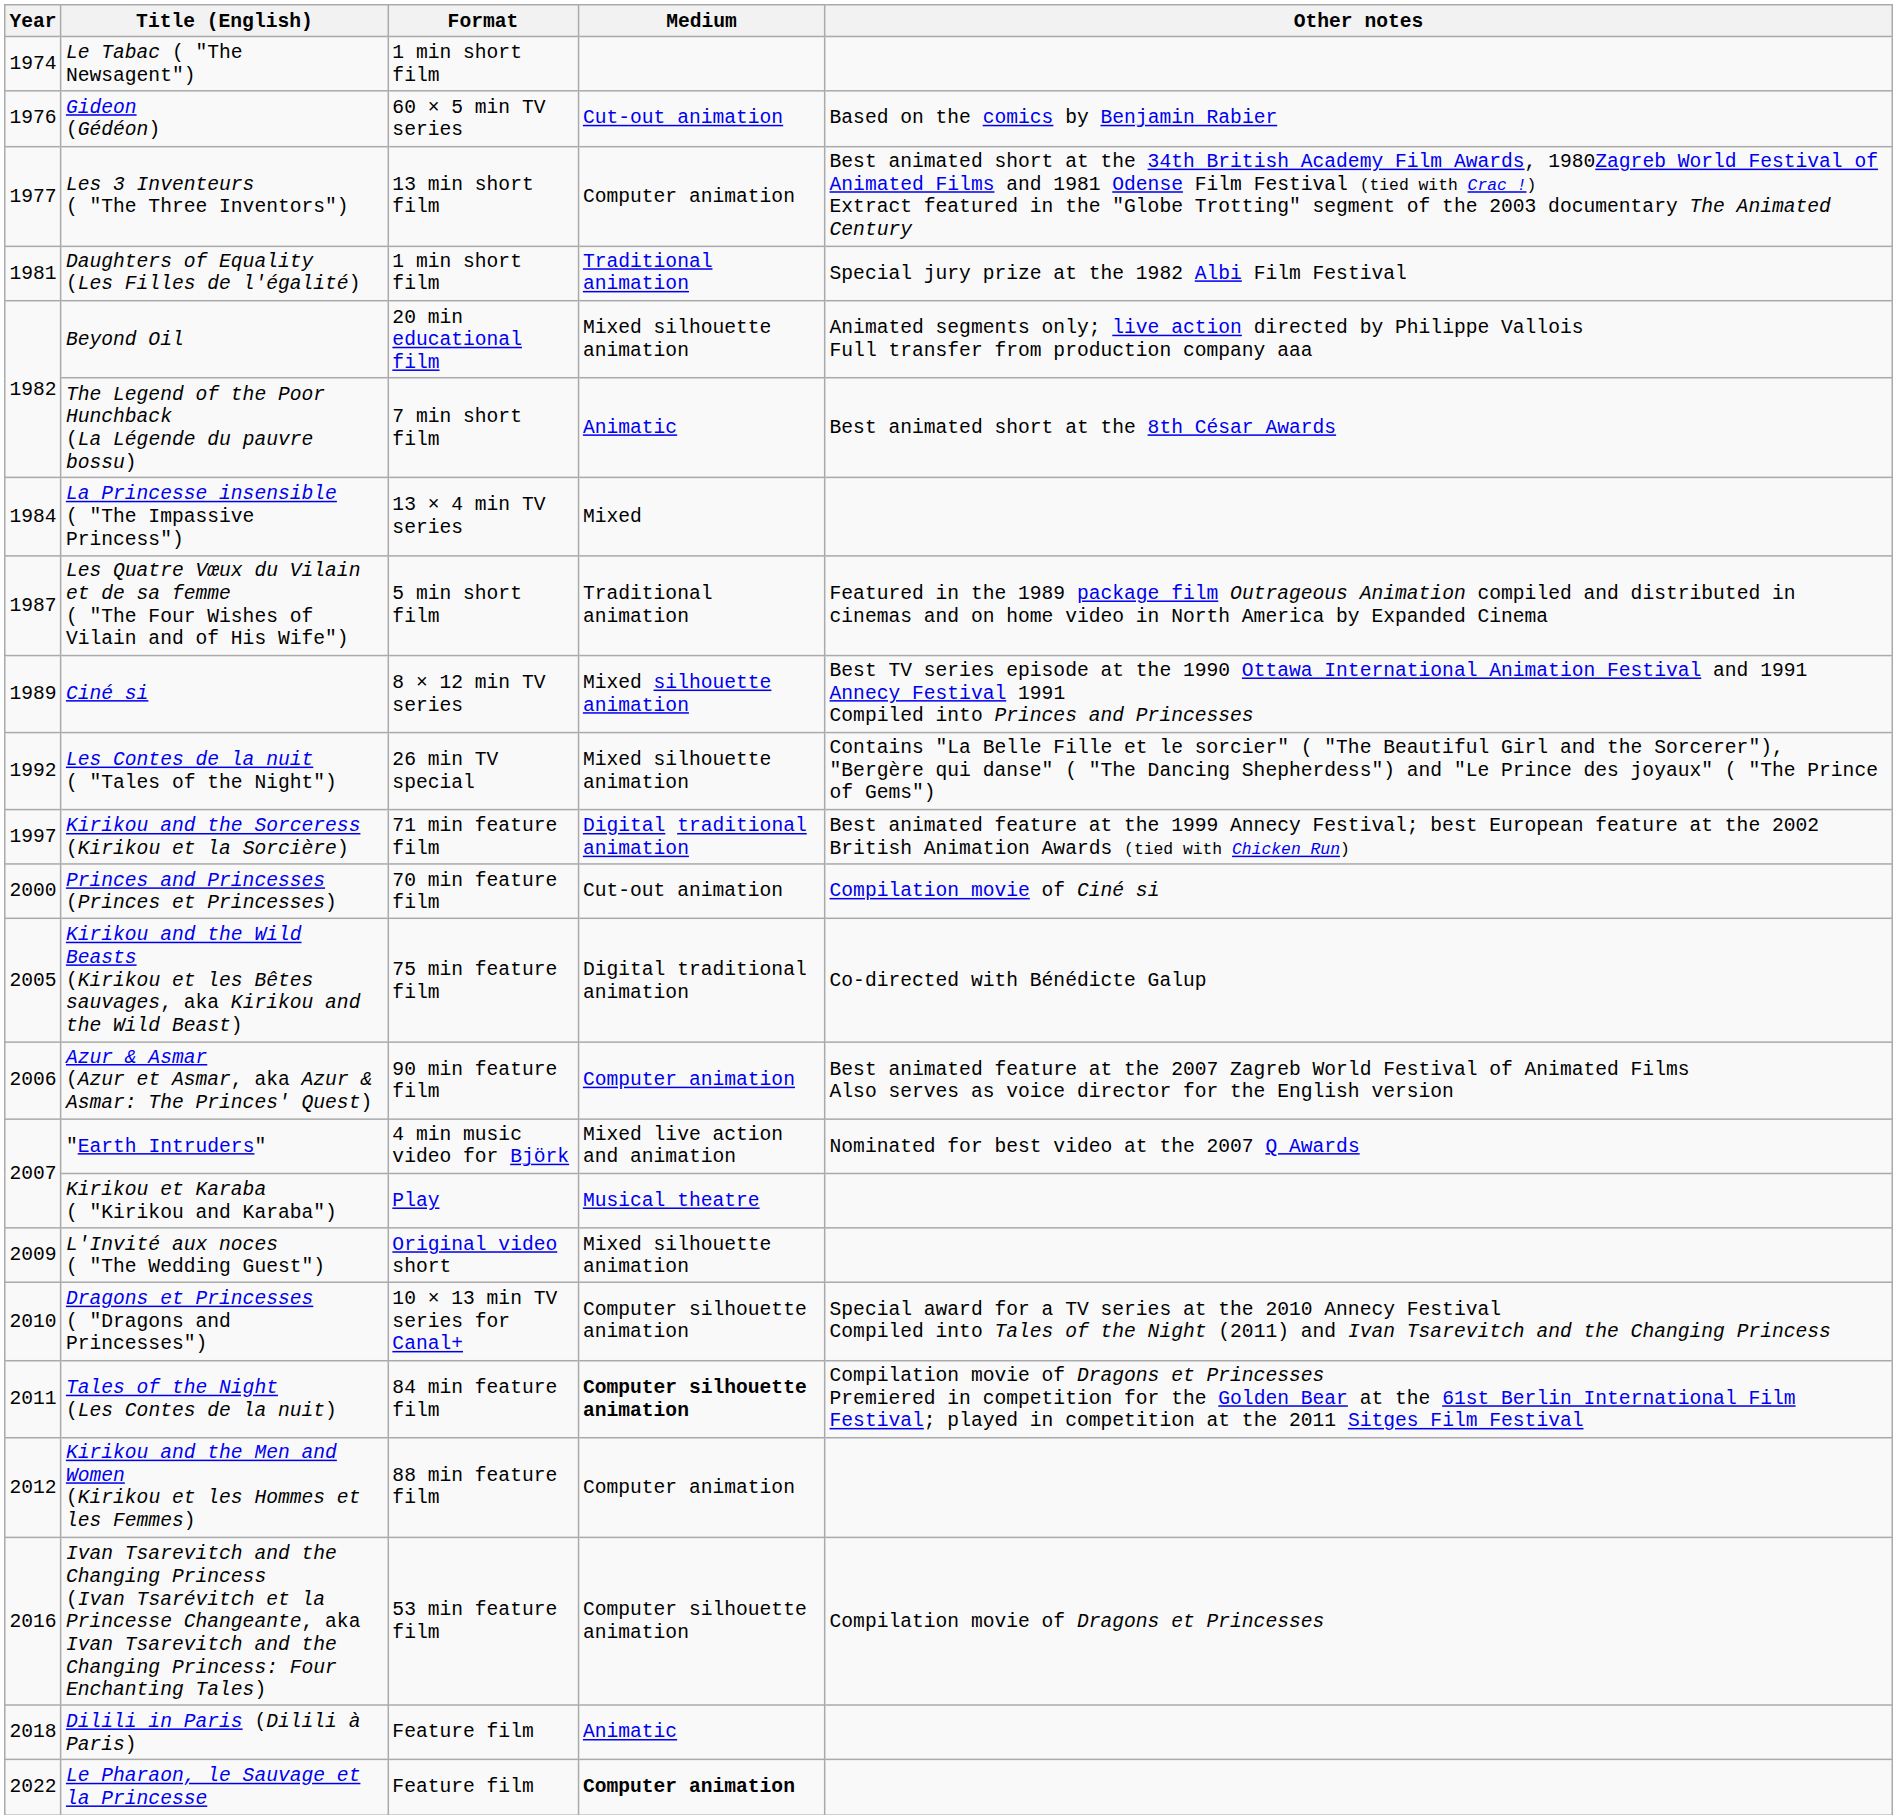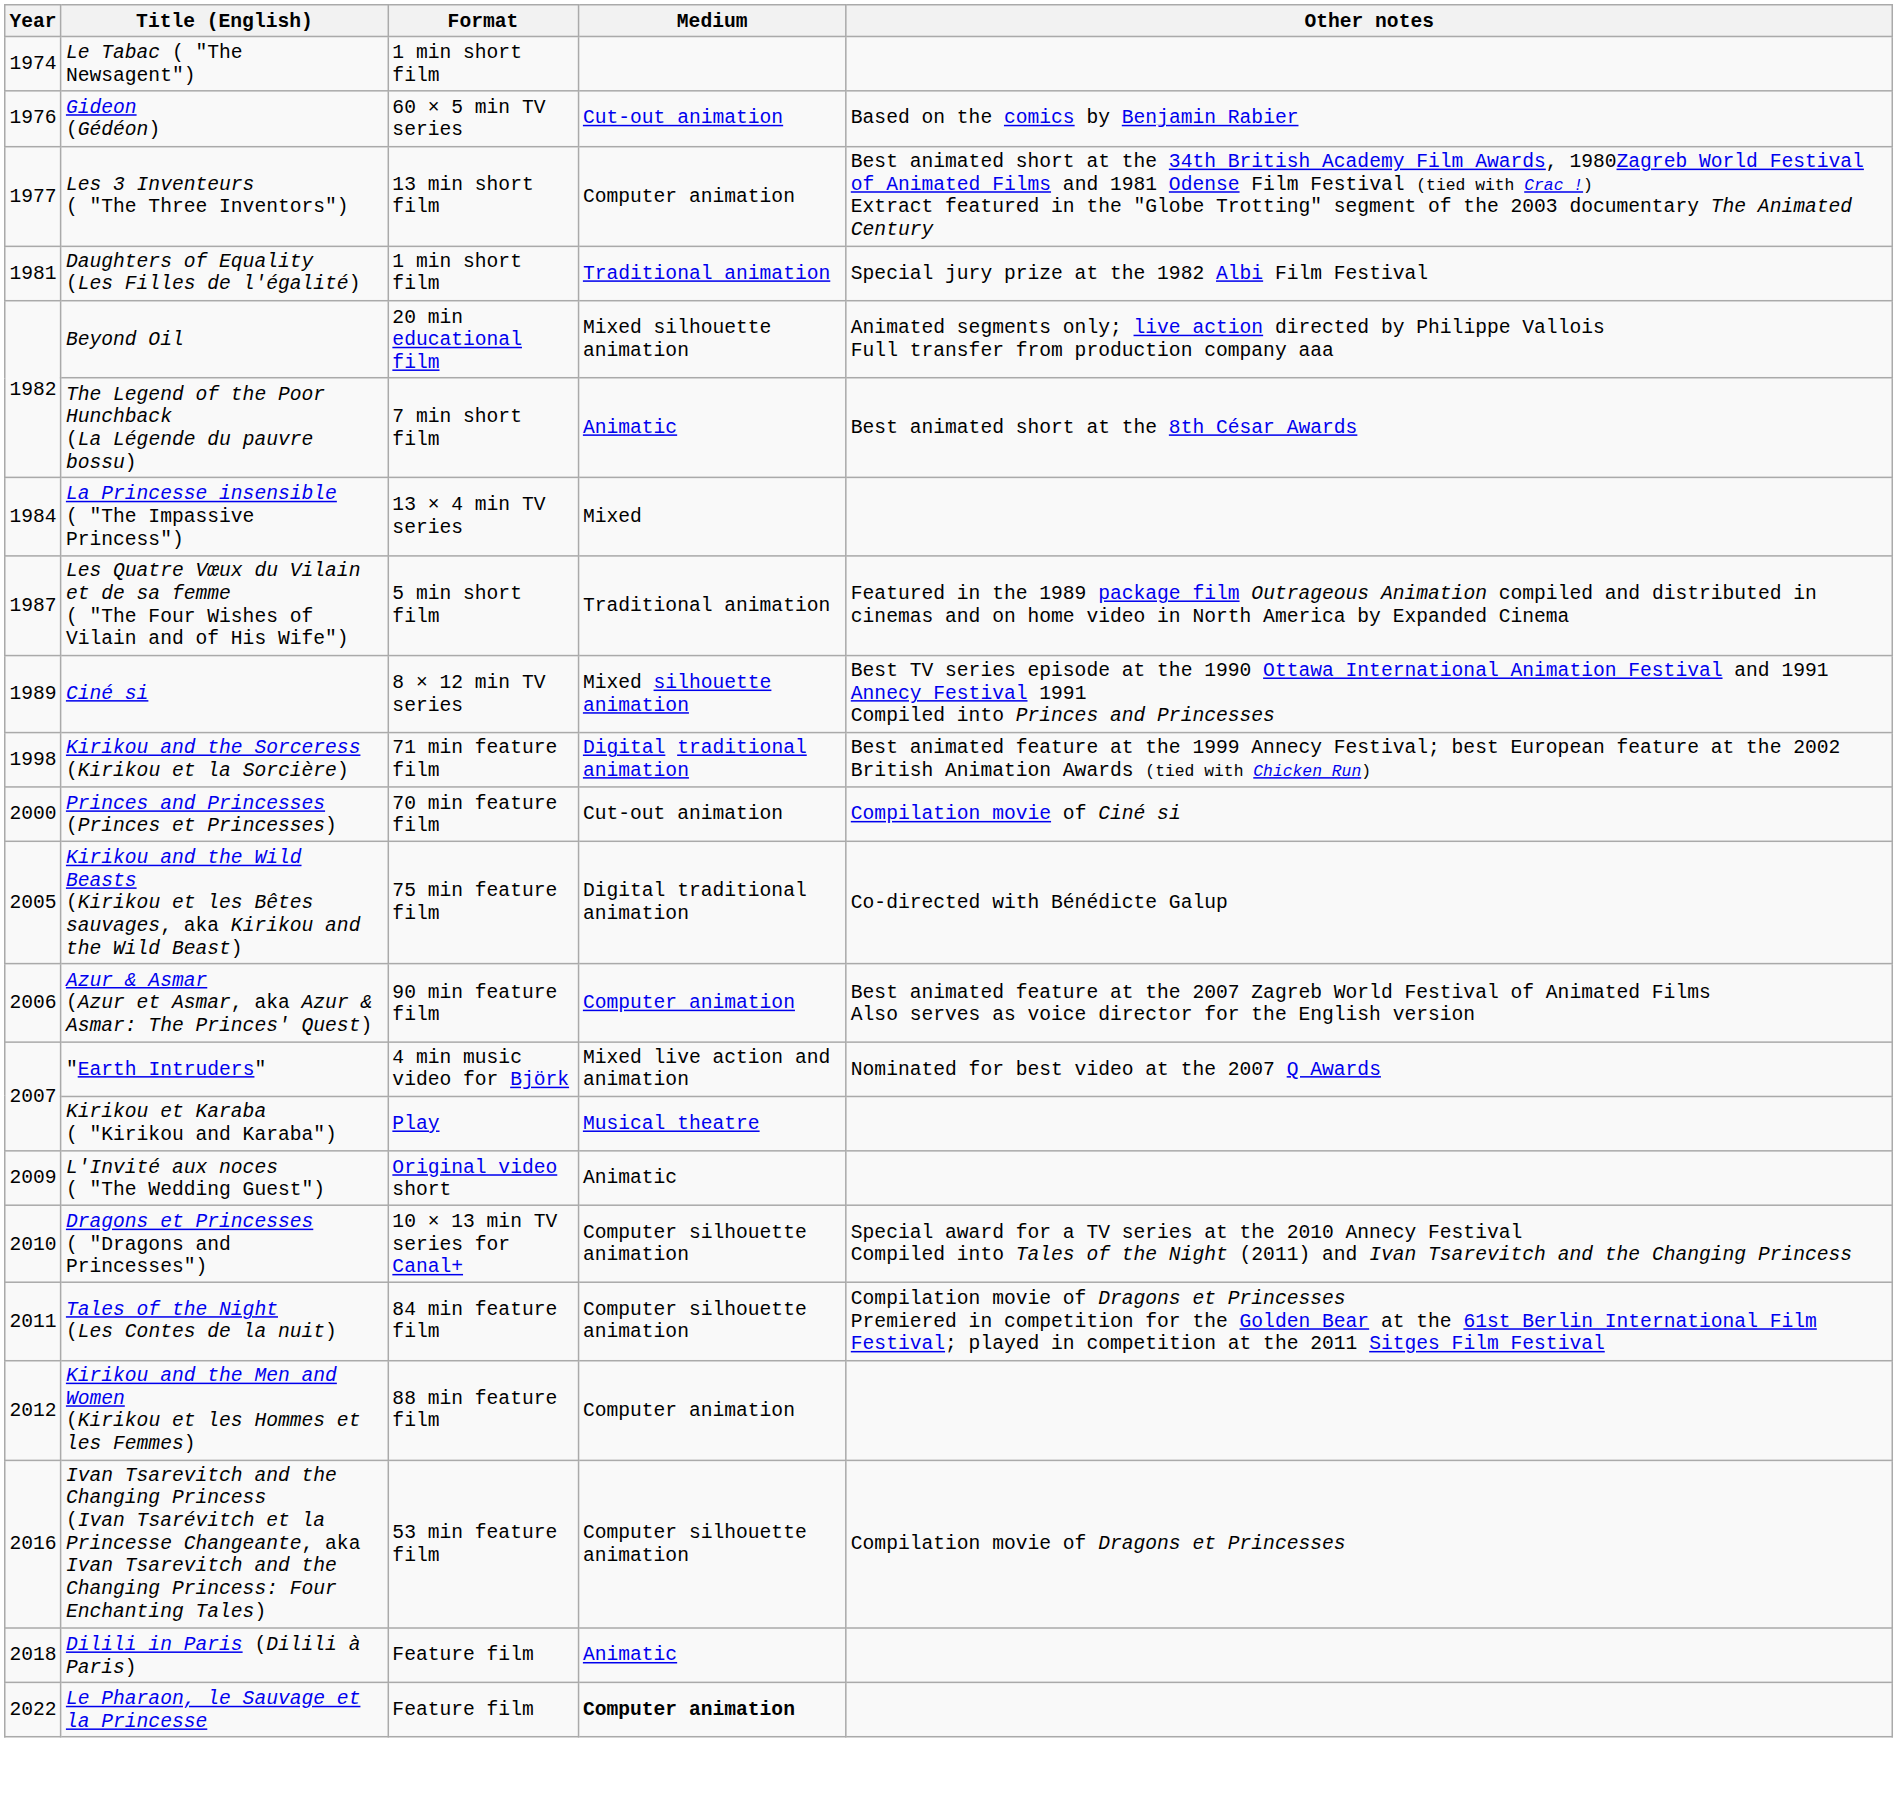- row: (201, 771)
(33, 837) 1997 -> (33, 760) 1998
(677, 1255) Mixed silhouette animation -> (630, 1178) Animatic
(695, 1399) bold -> (695, 1321) normal
